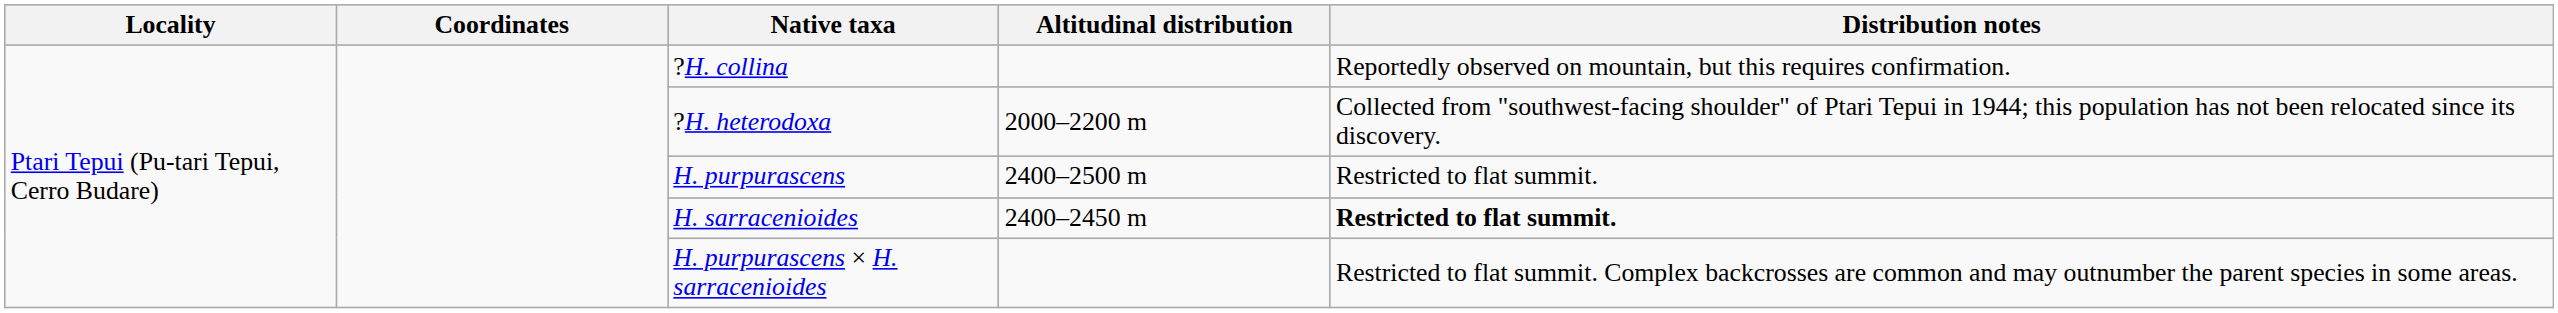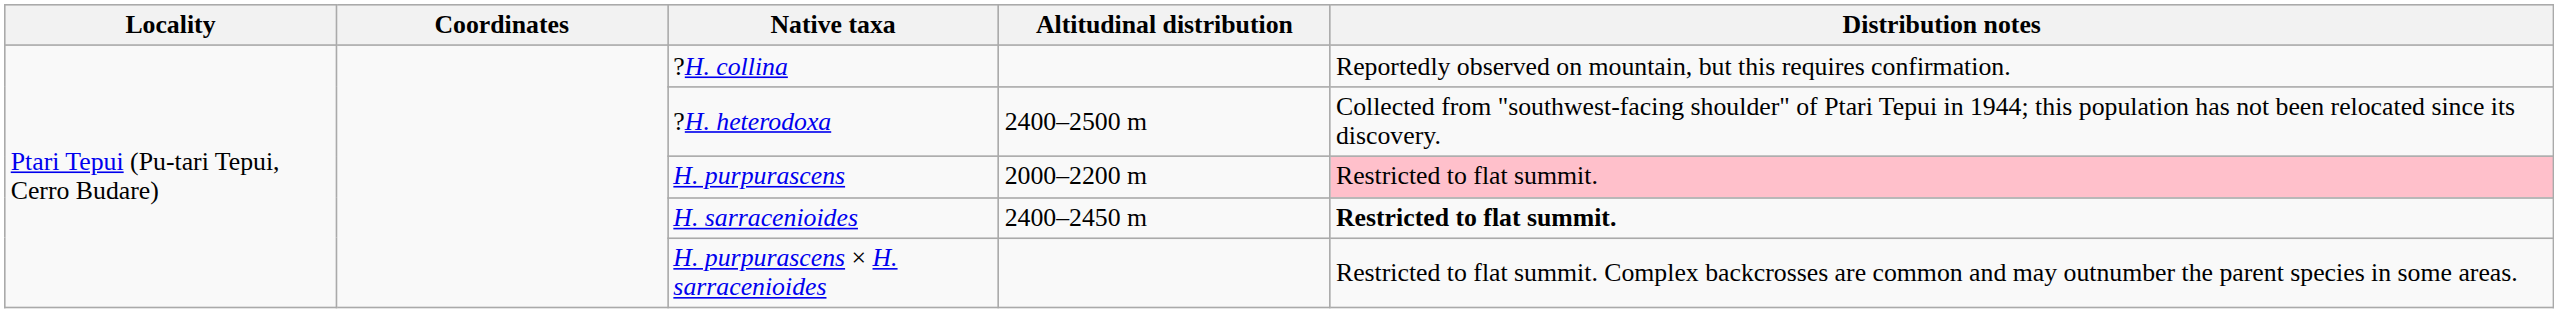(1076, 121) 2000–2200 m -> (1076, 121) 2400–2500 m
(1076, 176) 2400–2500 m -> (1076, 176) 2000–2200 m
(1467, 176) no background -> (1467, 176) pink background
